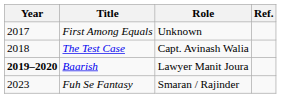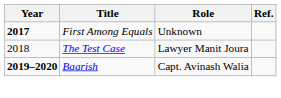(18, 31) normal -> (18, 31) bold
(203, 48) Capt. Avinash Walia -> (203, 48) Lawyer Manit Joura
(203, 66) Lawyer Manit Joura -> (203, 66) Capt. Avinash Walia
- row: (98, 84)
